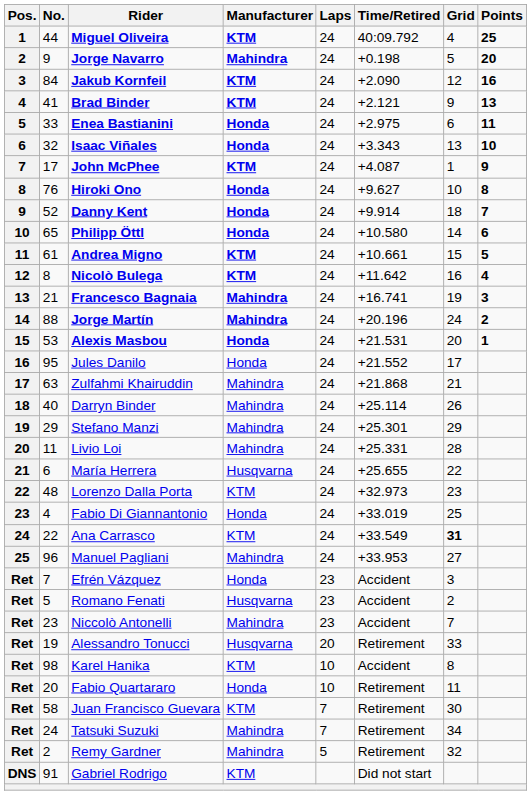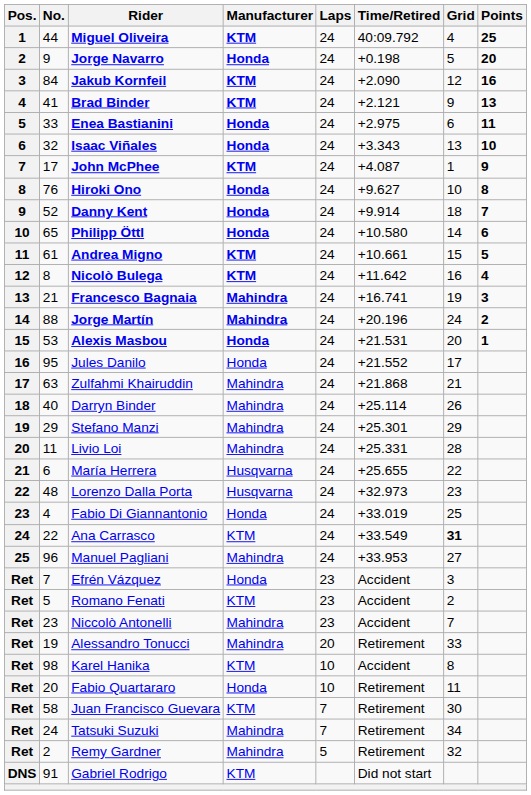(257, 59) Mahindra -> (248, 59) Honda
(241, 492) KTM -> (260, 492) Husqvarna
(260, 600) Husqvarna -> (241, 600) KTM
(260, 643) Husqvarna -> (255, 643) Mahindra
